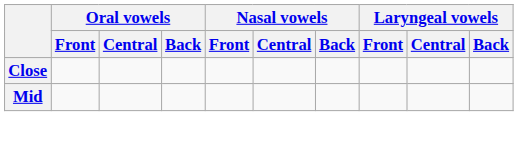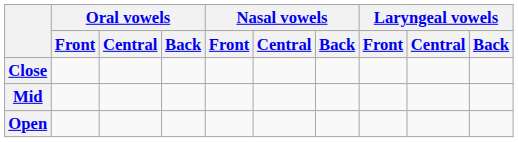+ row: (28, 123)
